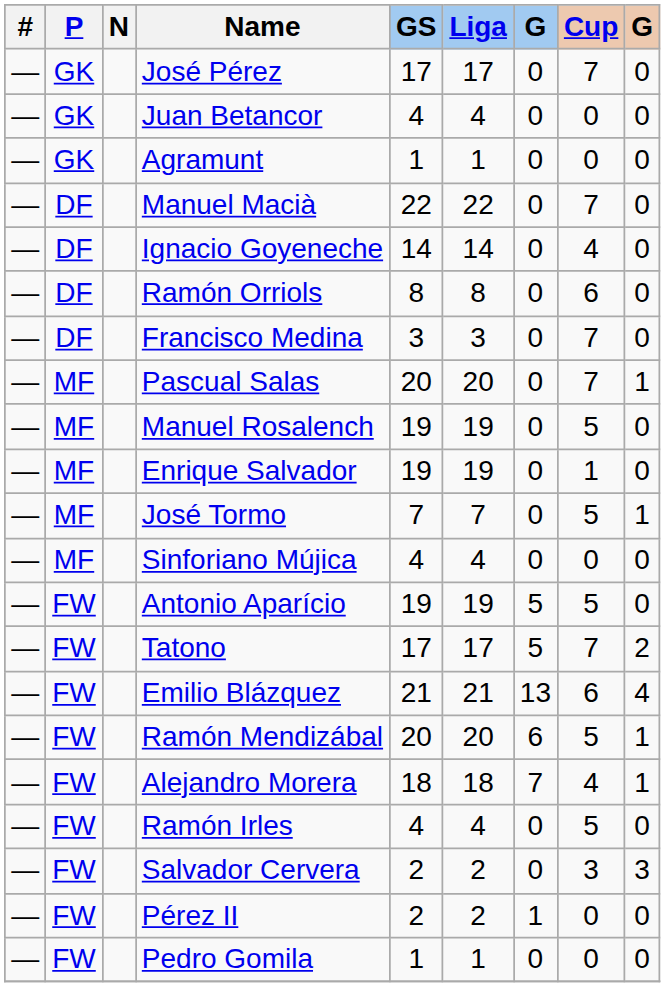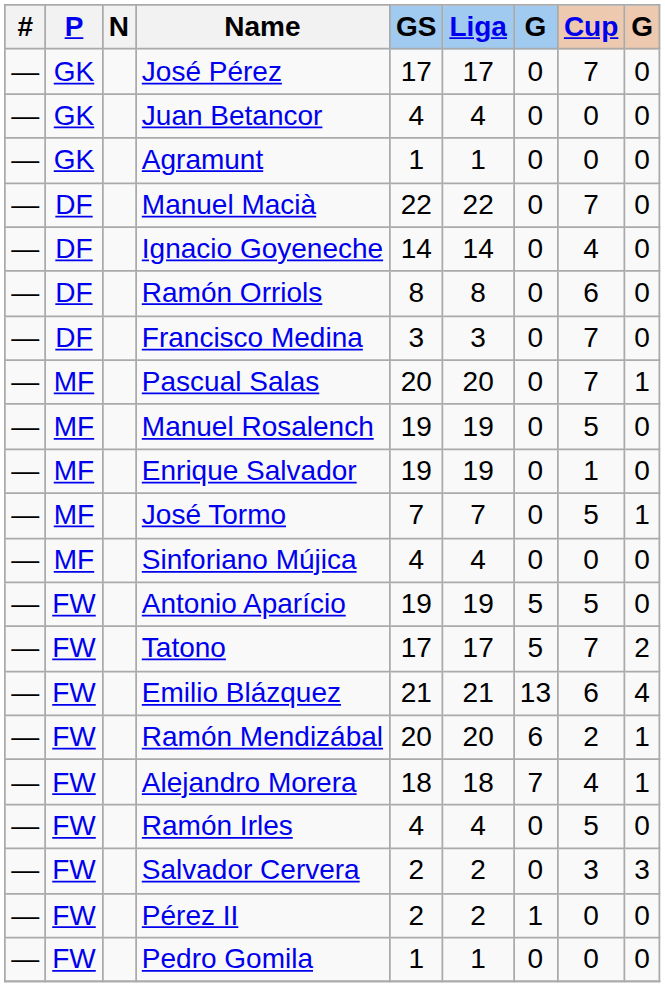(591, 737) 5 -> (591, 737) 2
